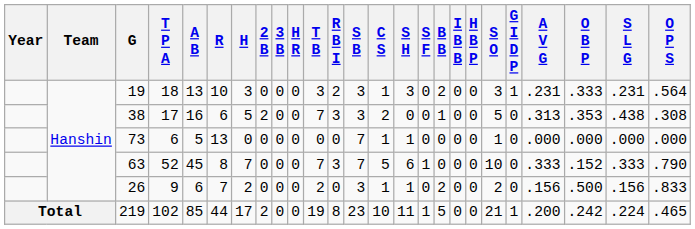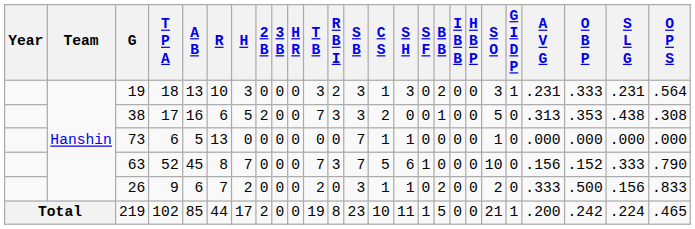(543, 164) .333 -> (543, 164) .156
(543, 189) .156 -> (543, 189) .333
